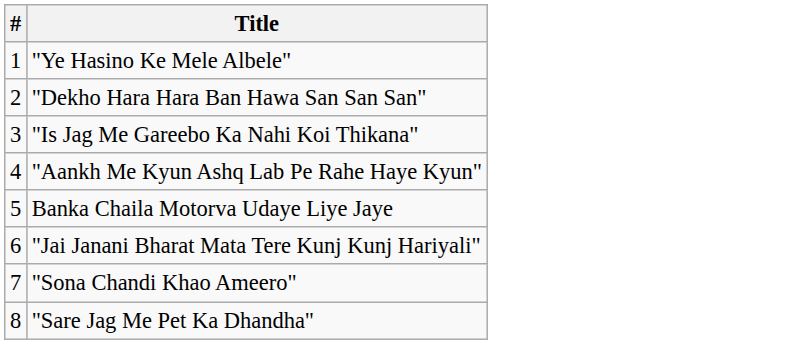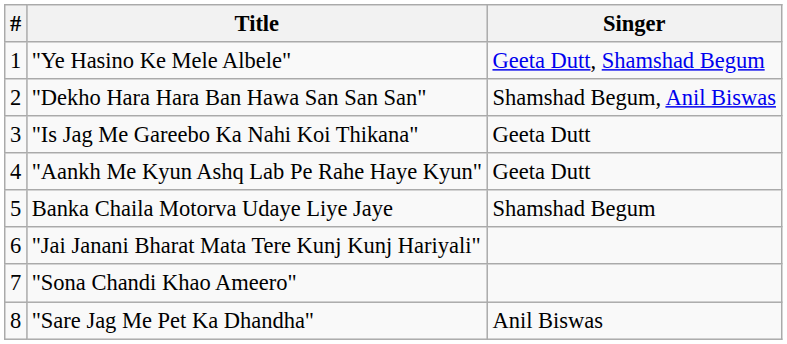+ column: (634, 23)
